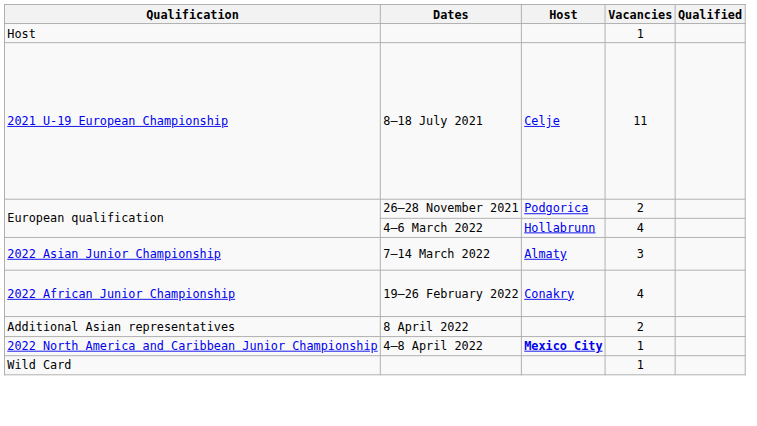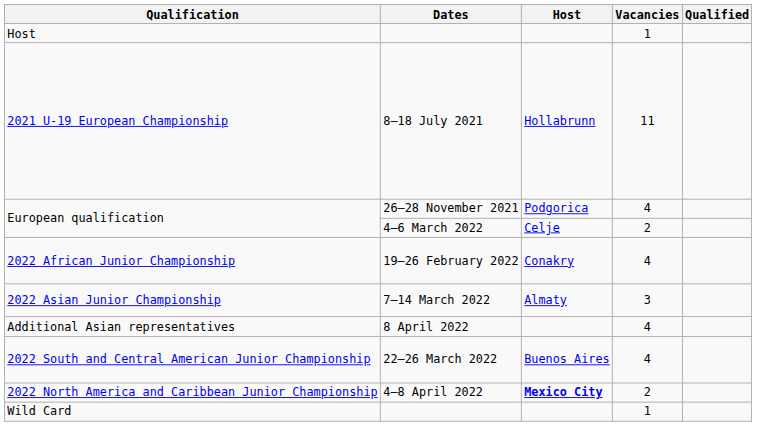(542, 121) Celje -> (560, 121) Hollabrunn
(640, 208) 2 -> (647, 208) 4
(560, 228) Hollabrunn -> (542, 228) Celje
(640, 228) 4 -> (647, 228) 2
rows swapped: (121, 294) <-> (114, 254)
(640, 327) 2 -> (647, 327) 4
+ row: (189, 359)
(640, 346) 1 -> (647, 392) 2
